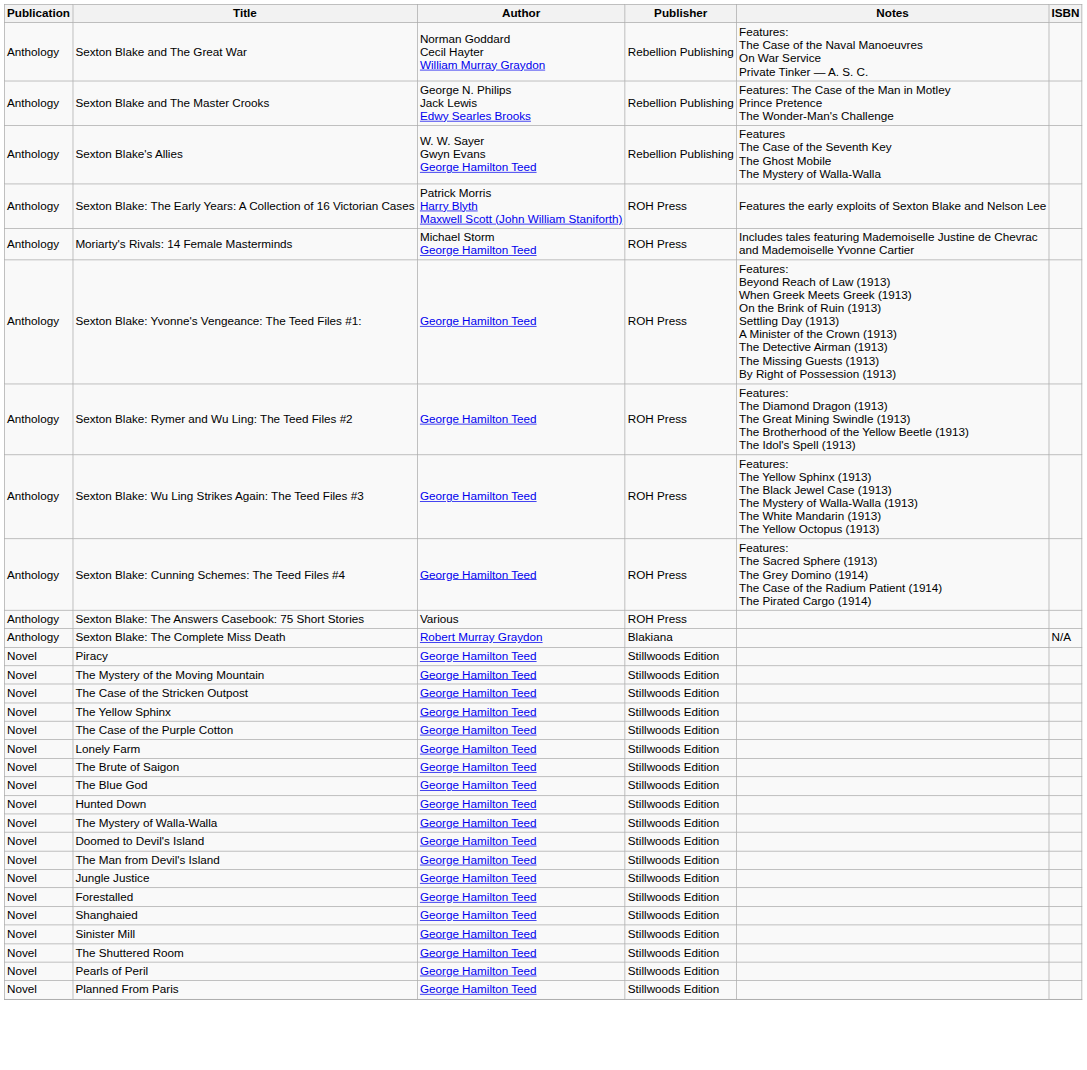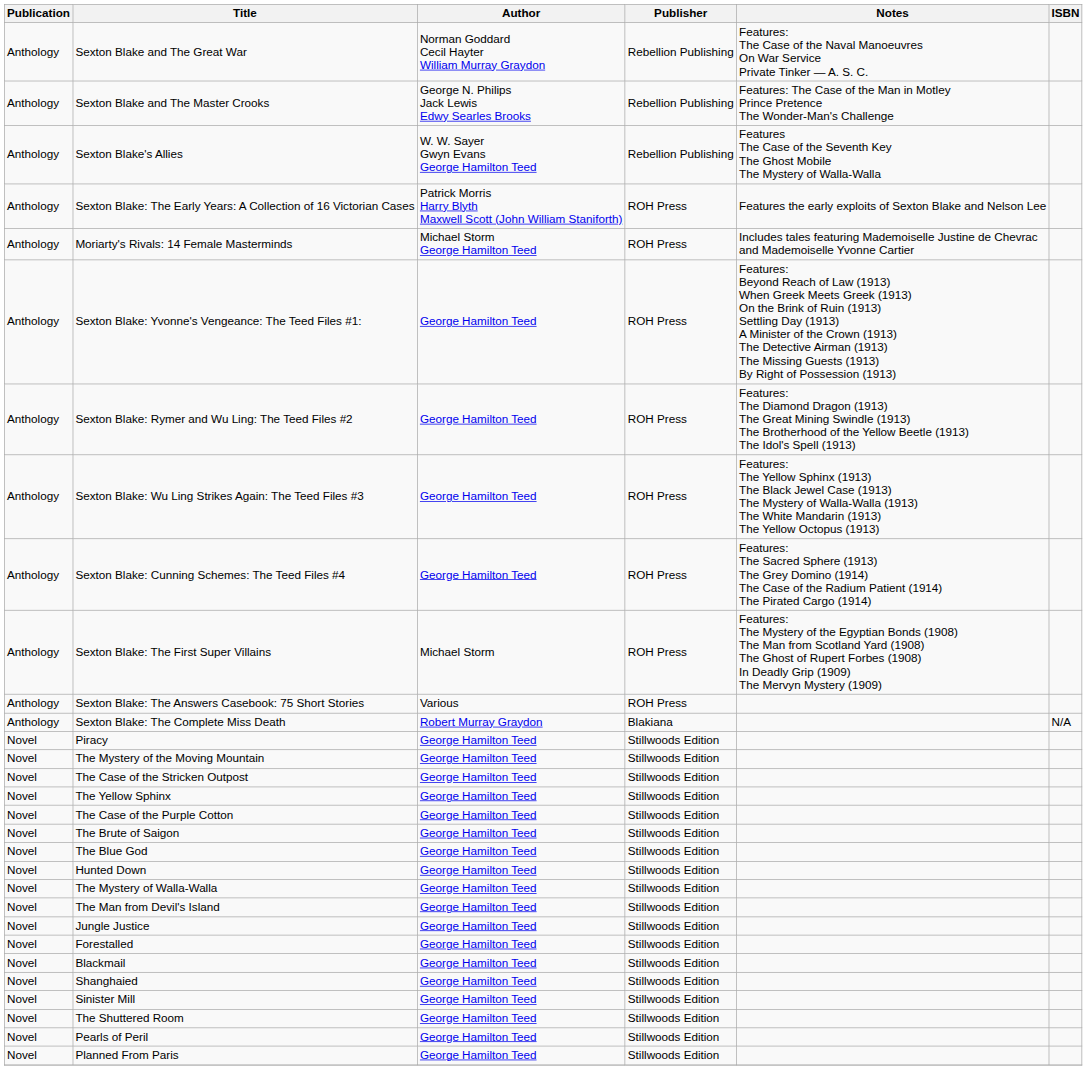+ row: (173, 652)
- row: (108, 749)
- row: (140, 841)
+ row: (100, 963)
